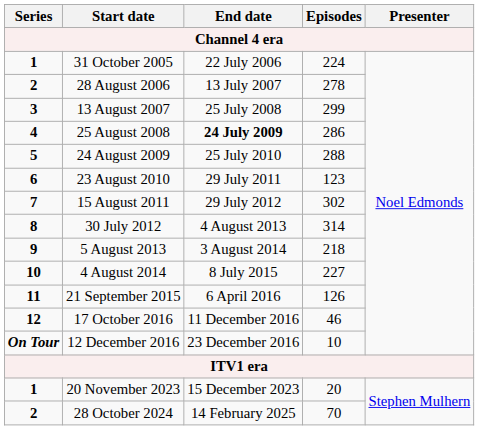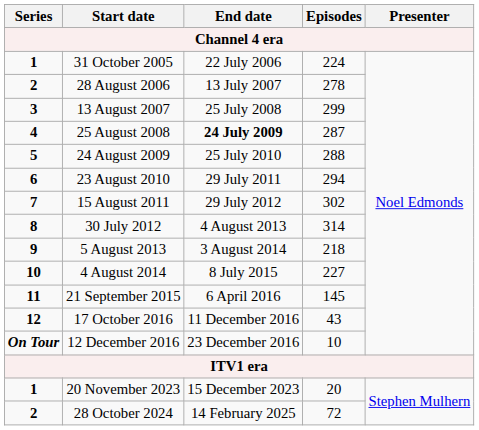(334, 132) 286 -> (334, 132) 287
(334, 179) 123 -> (334, 179) 294
(334, 296) 126 -> (334, 296) 145
(334, 319) 46 -> (334, 319) 43
(334, 413) 70 -> (334, 413) 72
